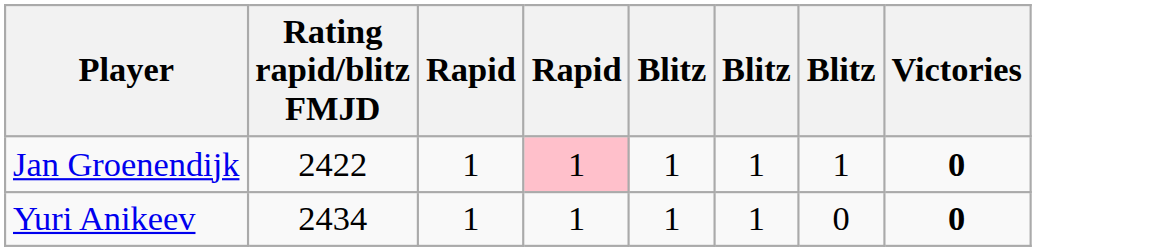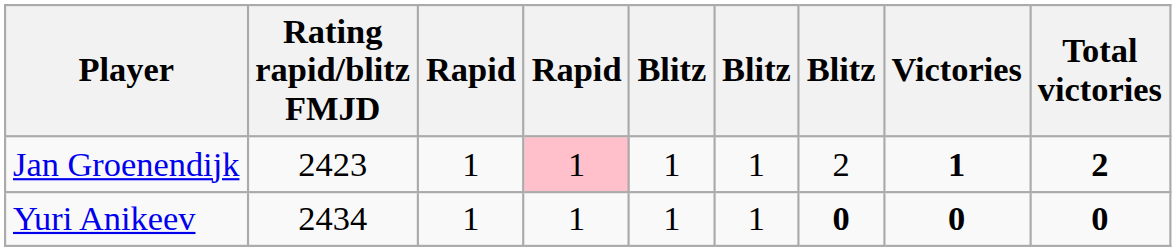+ column: (1100, 70)
(333, 163) 2422 -> (333, 163) 2423
(841, 163) 1 -> (841, 163) 2
(957, 163) 0 -> (957, 163) 1
(841, 218) normal -> (841, 218) bold
